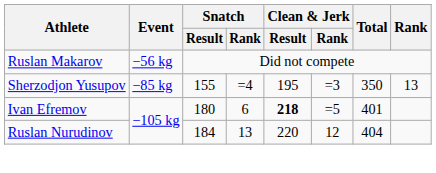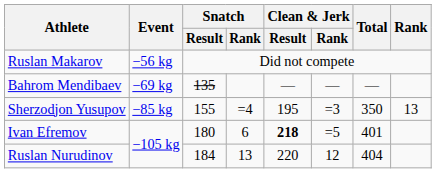+ row: (65, 85)
